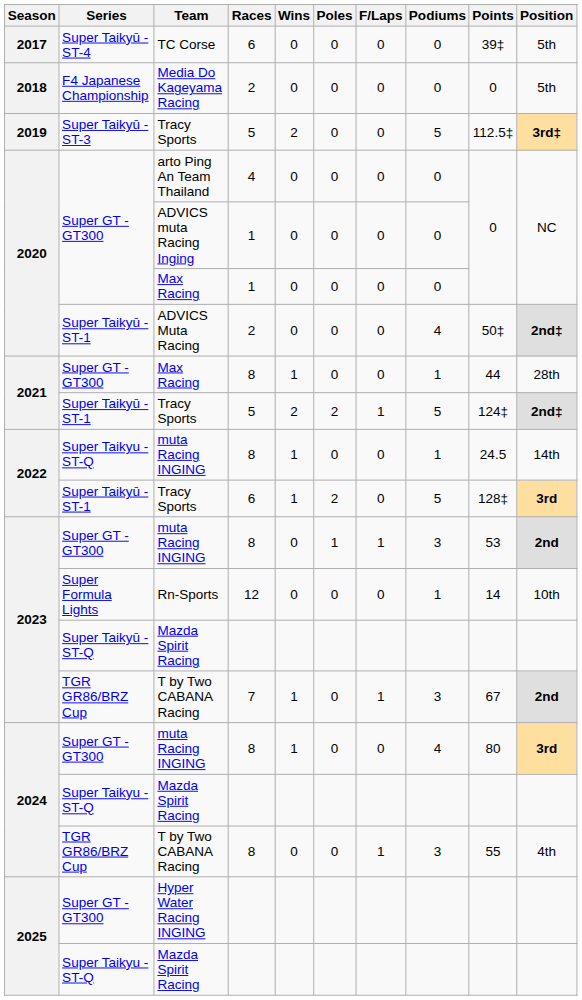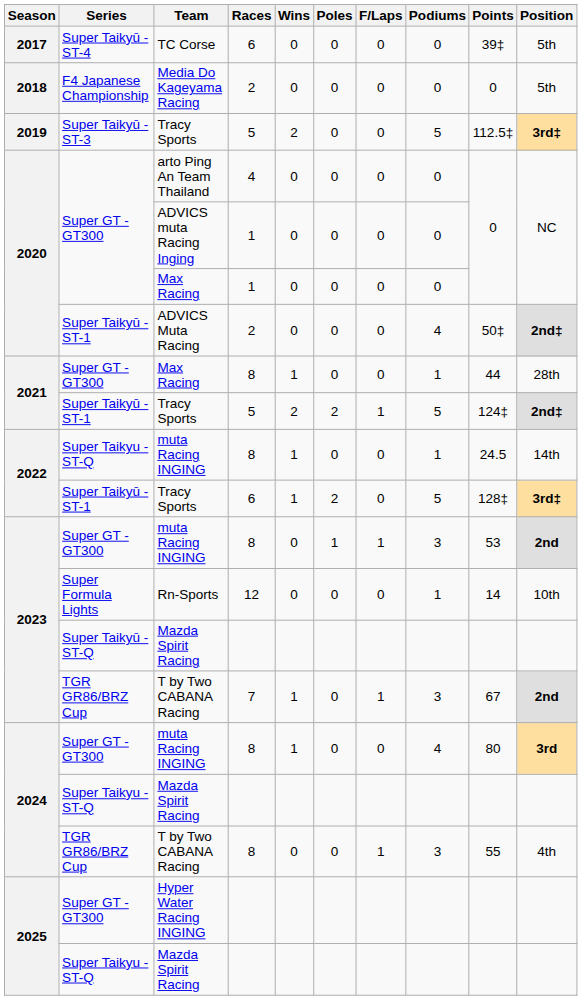(547, 499) 3rd -> (547, 499) 3rd‡
